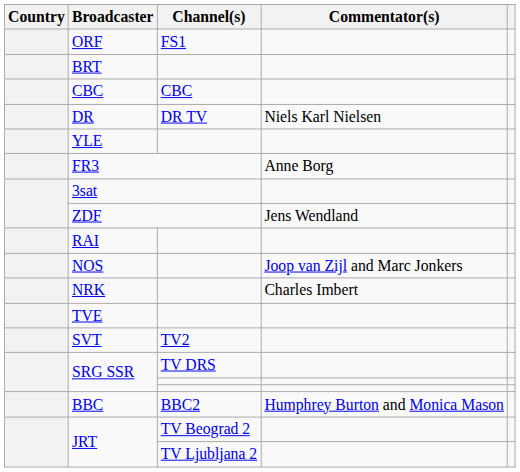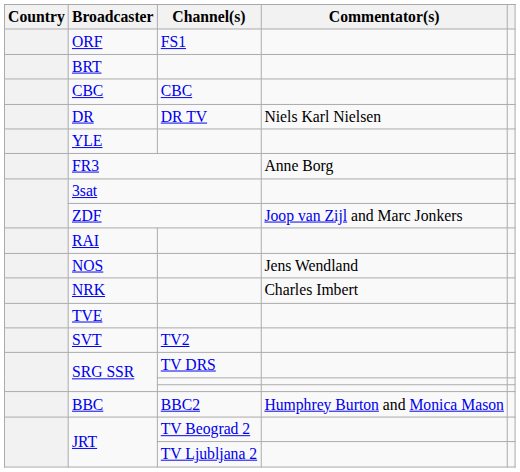(311, 215) Jens Wendland -> (363, 215) Joop van Zijl and Marc Jonkers
(363, 265) Joop van Zijl and Marc Jonkers -> (311, 265) Jens Wendland
